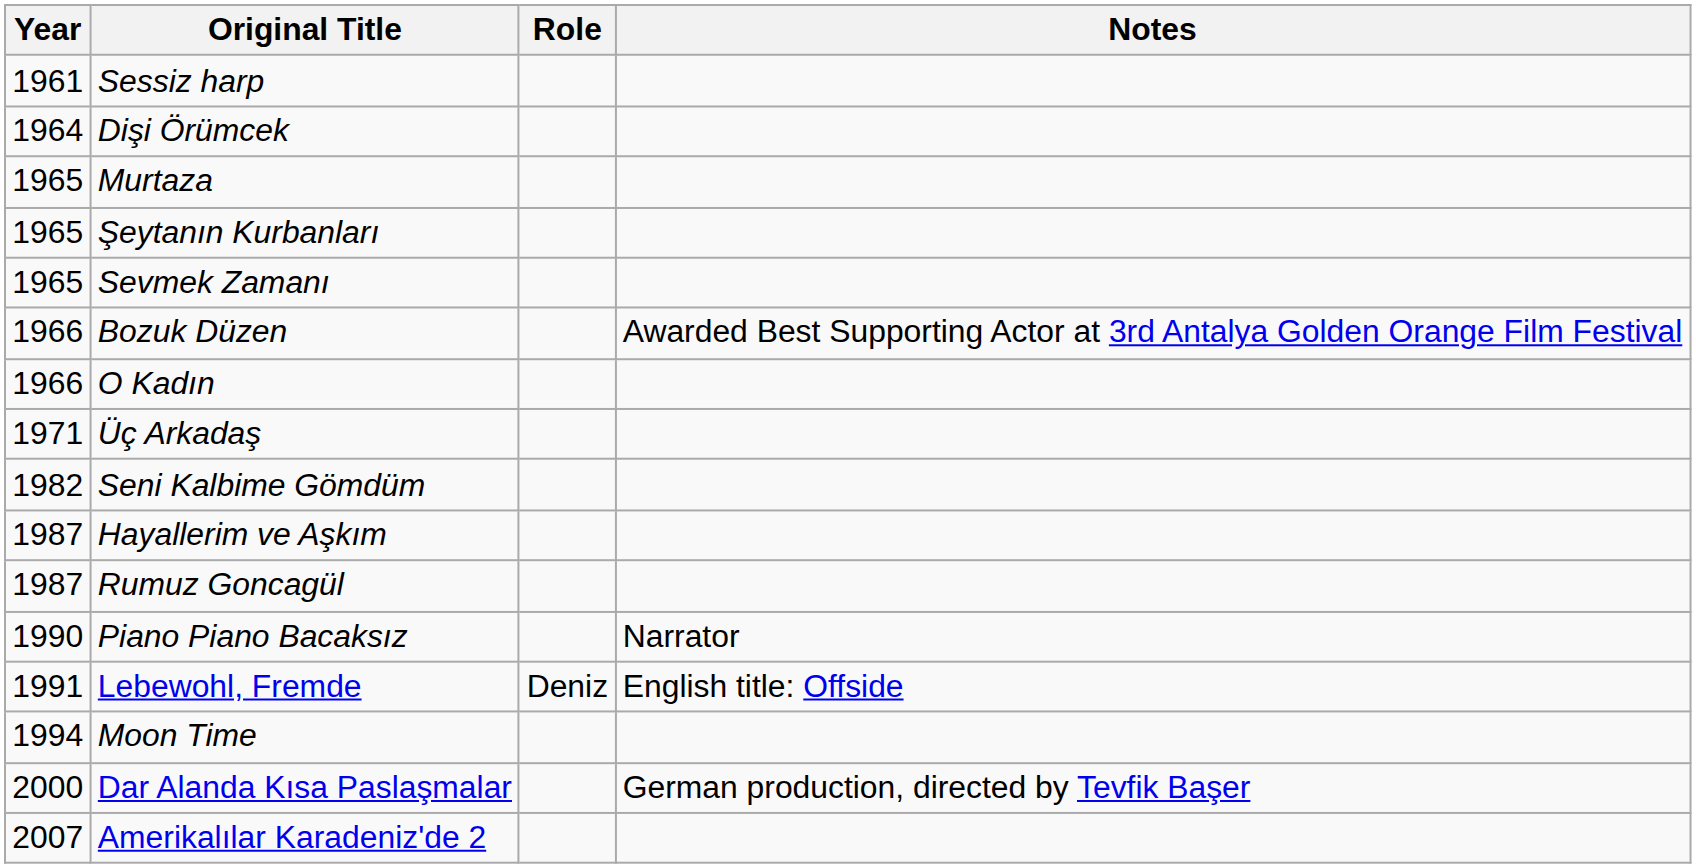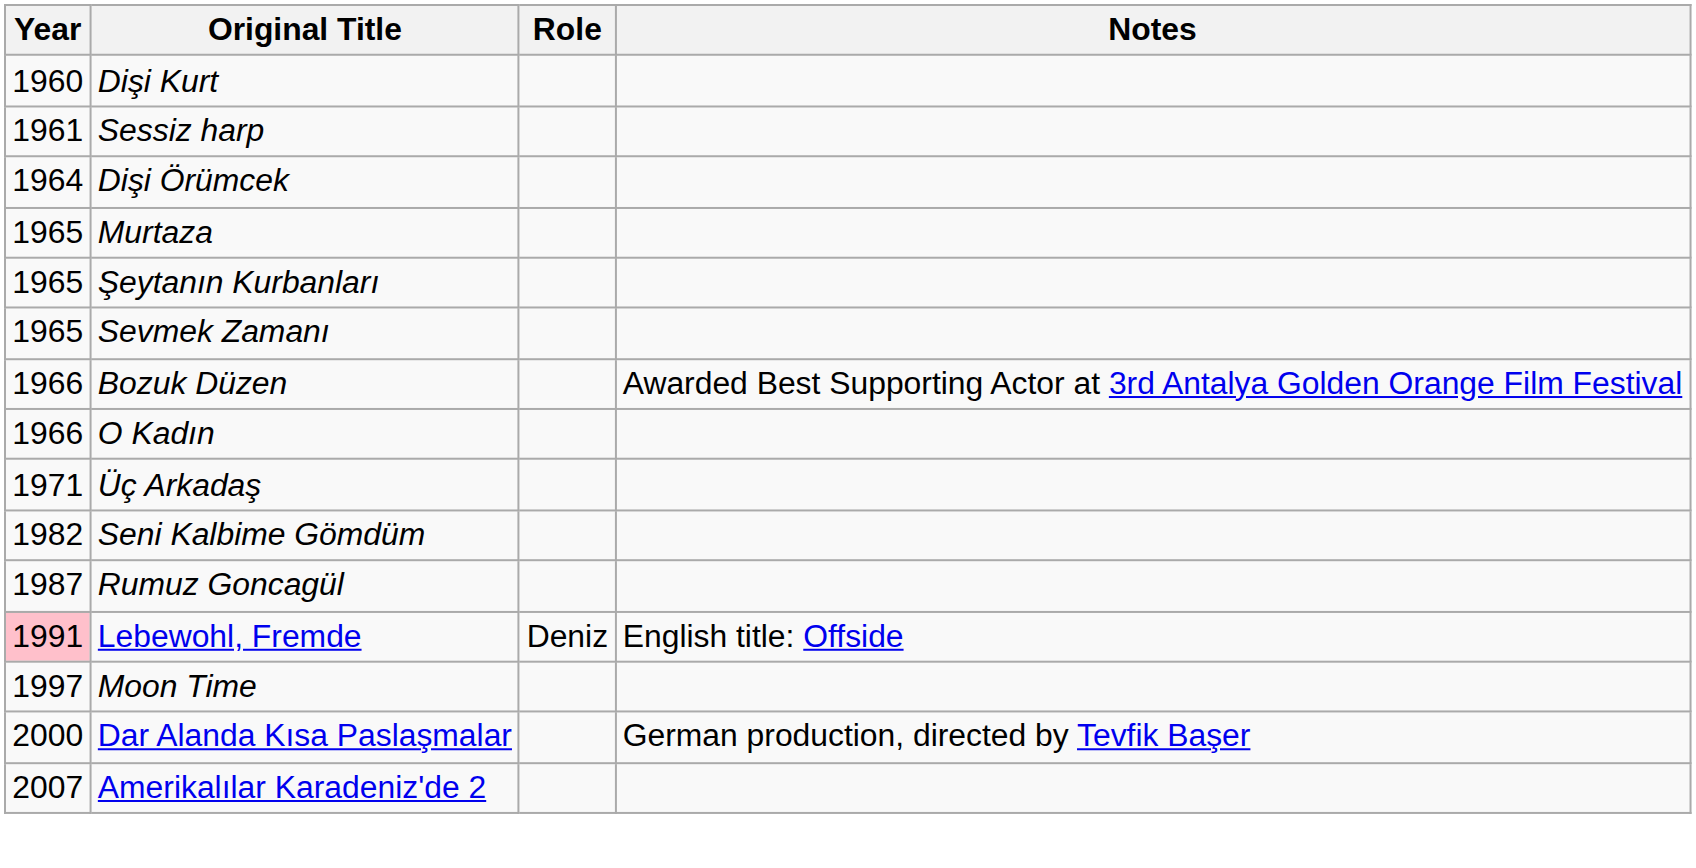+ row: (158, 80)
- row: (242, 534)
- row: (253, 635)
(48, 686) no background -> (48, 635) pink background
(48, 736) 1994 -> (48, 686) 1997
